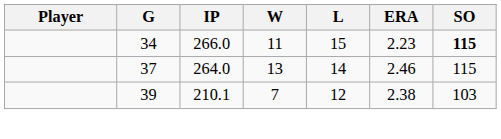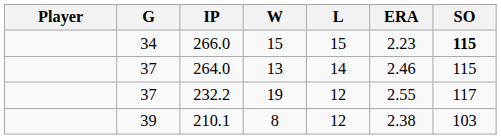(275, 43) 11 -> (275, 43) 15
+ row: (212, 95)
(275, 95) 7 -> (275, 120) 8
